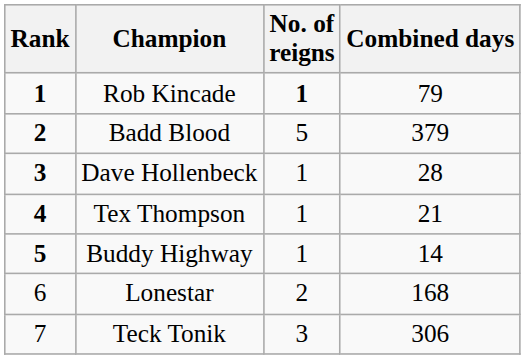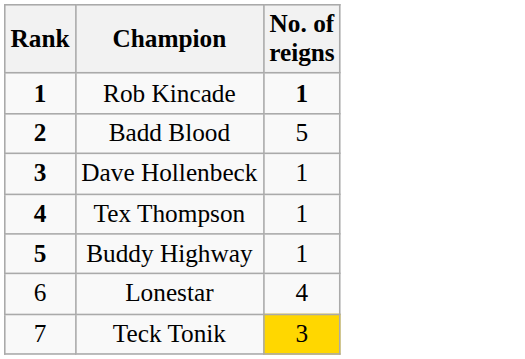- column: (430, 38)
(302, 293) 2 -> (302, 293) 4
(302, 333) no background -> (302, 333) gold background
